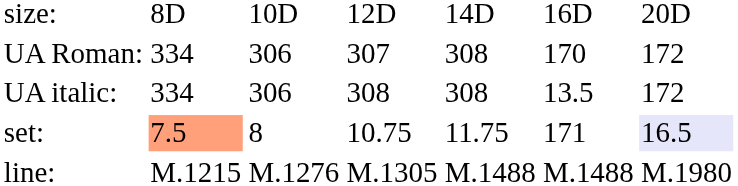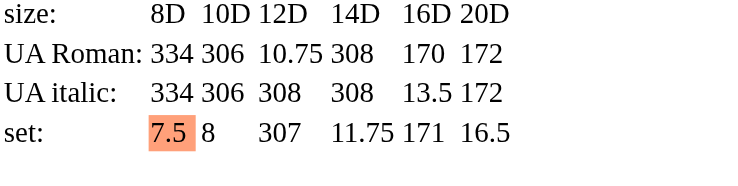(368, 53) 307 -> (291, 53) 10.75
(379, 132) 10.75 -> (280, 132) 307
(666, 132) lavender background -> (485, 132) no background
- row: (30, 172)
